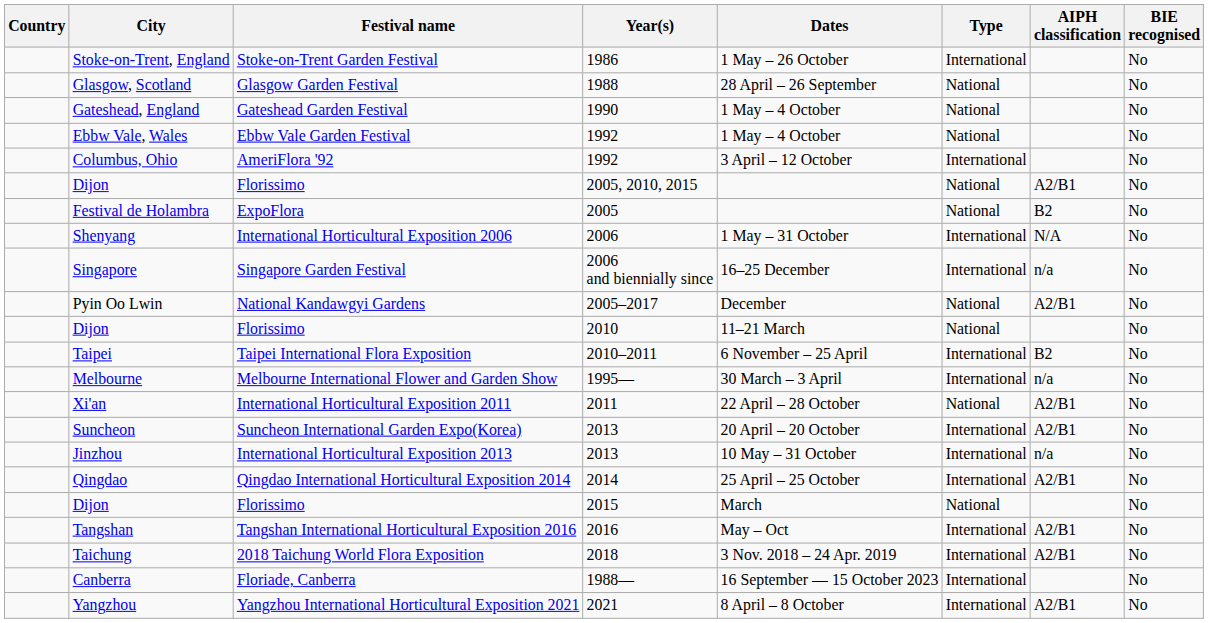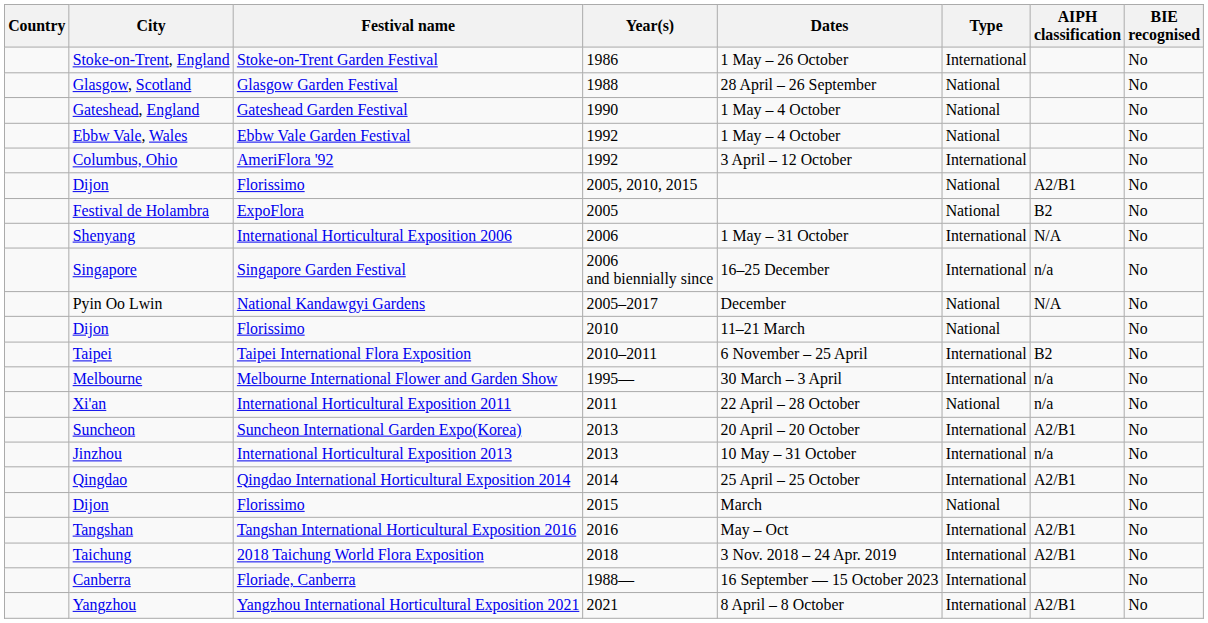(1055, 303) A2/B1 -> (1048, 303) N/A
(1055, 404) A2/B1 -> (1044, 404) n/a
